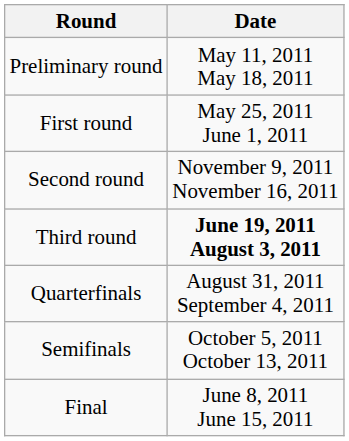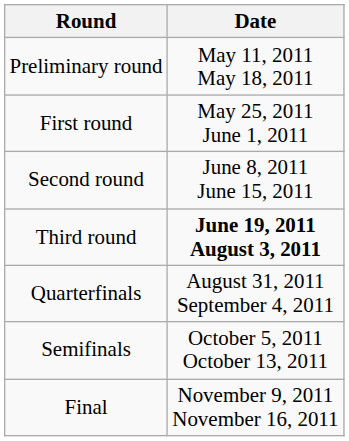(255, 179) November 9, 2011 November 16, 2011 -> (255, 179) June 8, 2011 June 15, 2011
(255, 407) June 8, 2011 June 15, 2011 -> (255, 407) November 9, 2011 November 16, 2011
